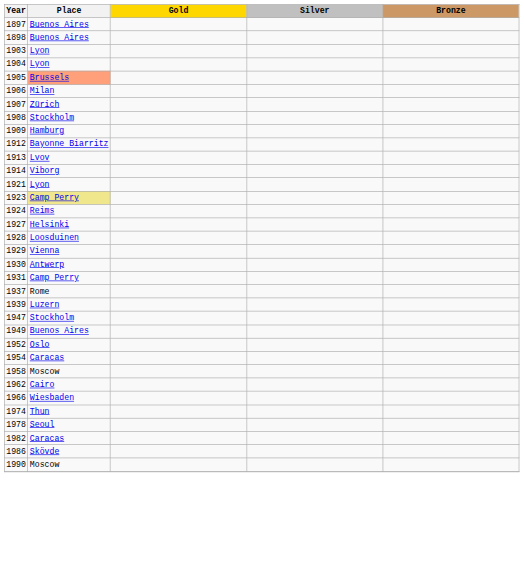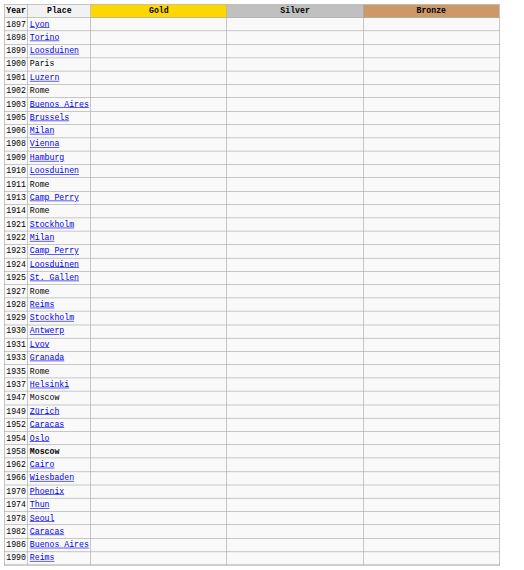(59, 24) Buenos Aires -> (40, 24) Lyon
(59, 38) Buenos Aires -> (45, 38) Torino
+ row: (16, 51)
+ row: (16, 64)
+ row: (16, 78)
+ row: (16, 91)
(40, 51) Lyon -> (59, 104) Buenos Aires
- row: (16, 64)
(49, 78) lightsalmon background -> (49, 118) no background
- row: (16, 104)
(52, 118) Stockholm -> (45, 144) Vienna
+ row: (16, 171)
+ row: (16, 185)
- row: (16, 144)
(40, 158) Lvov -> (54, 198) Camp Perry
(45, 171) Viborg -> (40, 211) Rome
(40, 185) Lyon -> (52, 225) Stockholm
+ row: (16, 238)
(54, 198) khaki background -> (54, 251) no background
(42, 211) Reims -> (54, 265) Loosduinen
+ row: (16, 278)
(49, 225) Helsinki -> (40, 291) Rome
(54, 238) Loosduinen -> (42, 305) Reims
(45, 251) Vienna -> (52, 318) Stockholm
(54, 278) Camp Perry -> (40, 345) Lvov
+ row: (16, 358)
+ row: (16, 371)
(40, 291) Rome -> (49, 385) Helsinki
- row: (16, 305)
(52, 318) Stockholm -> (45, 398) Moscow
(59, 331) Buenos Aires -> (45, 411) Zürich
(40, 345) Oslo -> (47, 425) Caracas
(47, 358) Caracas -> (40, 438) Oslo
(45, 371) normal -> (45, 451) bold
+ row: (16, 492)
(45, 451) Skövde -> (59, 545) Buenos Aires
(45, 465) Moscow -> (42, 558) Reims
